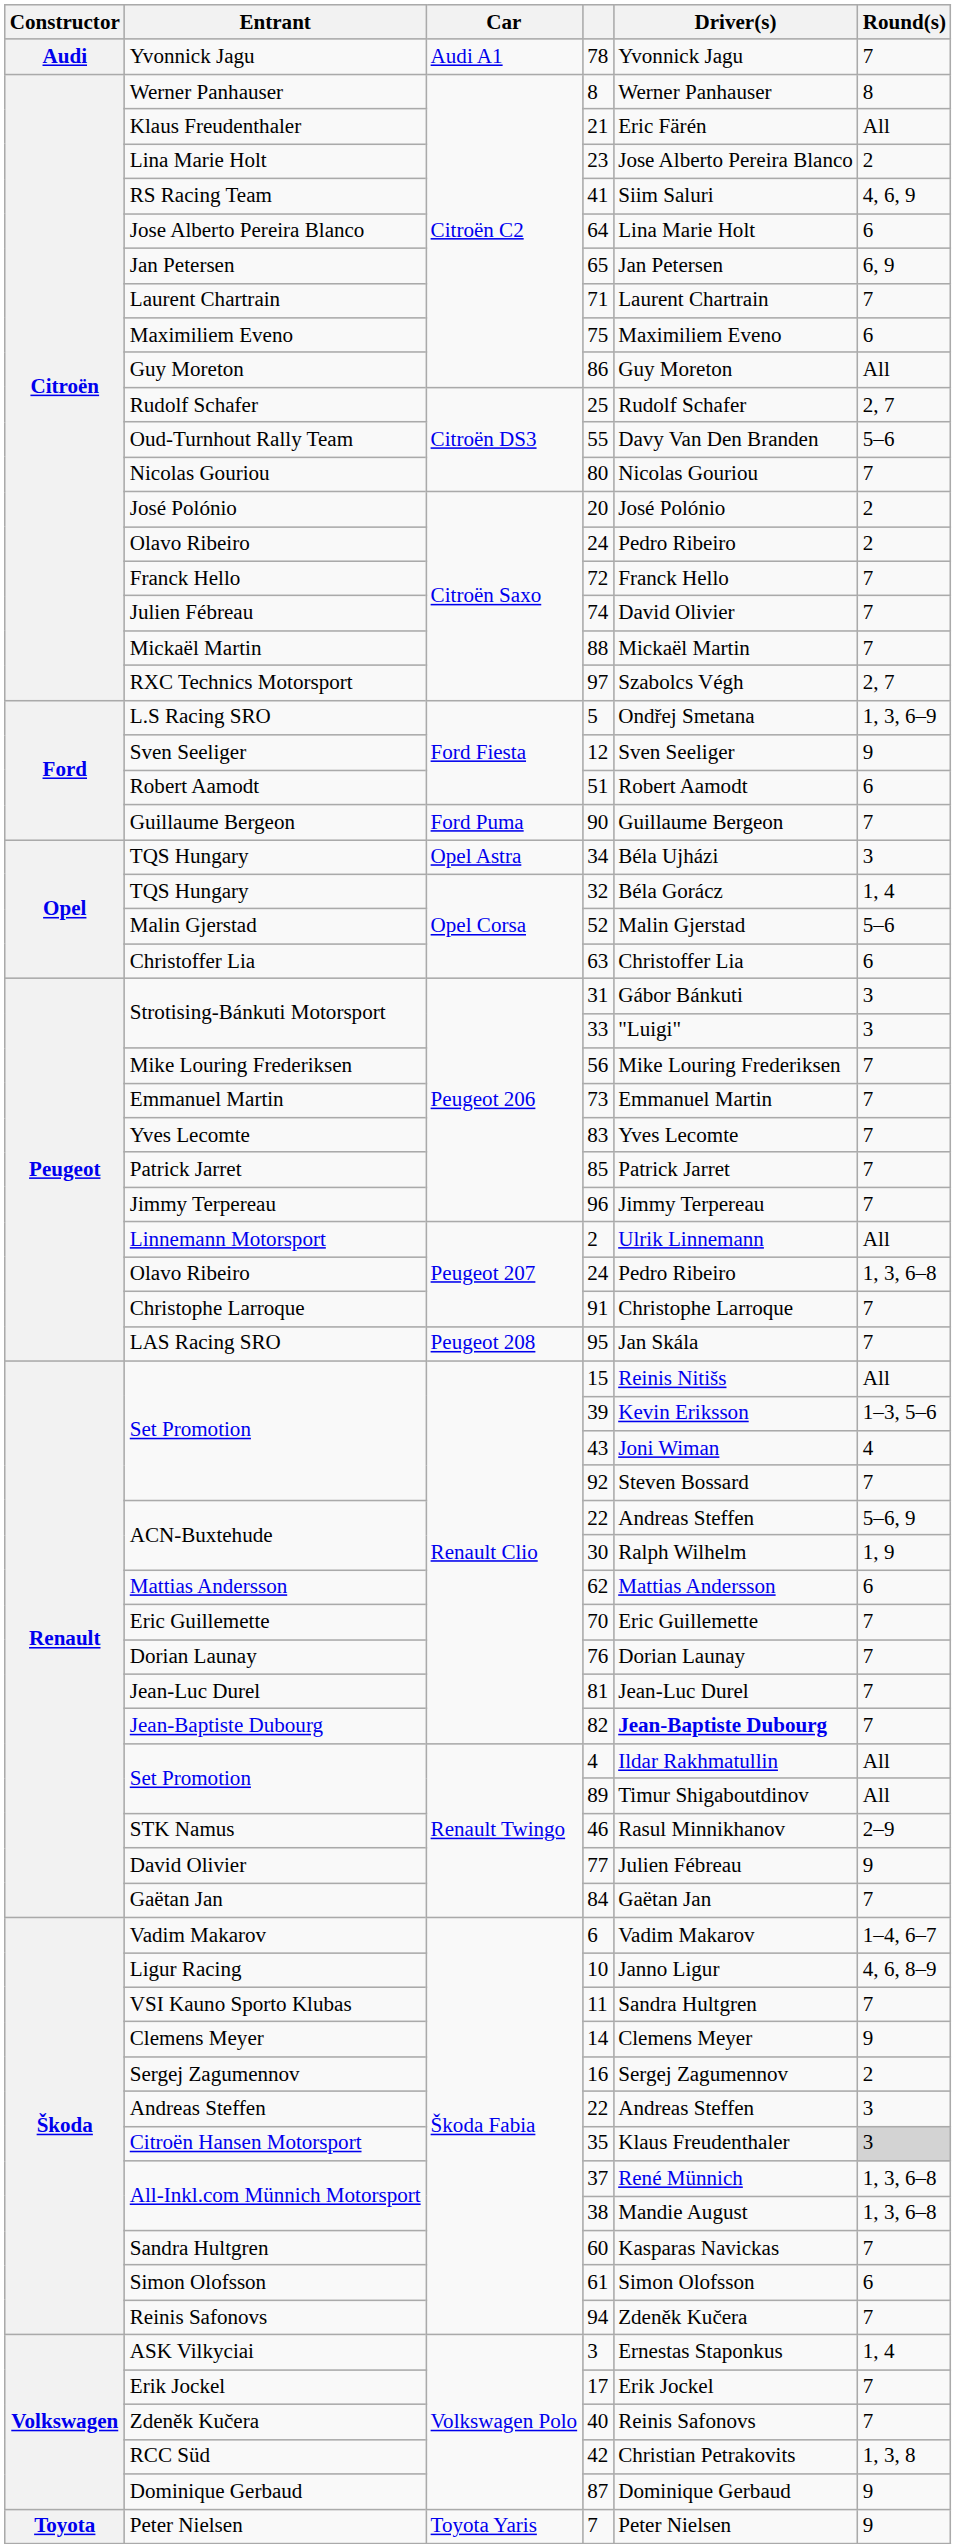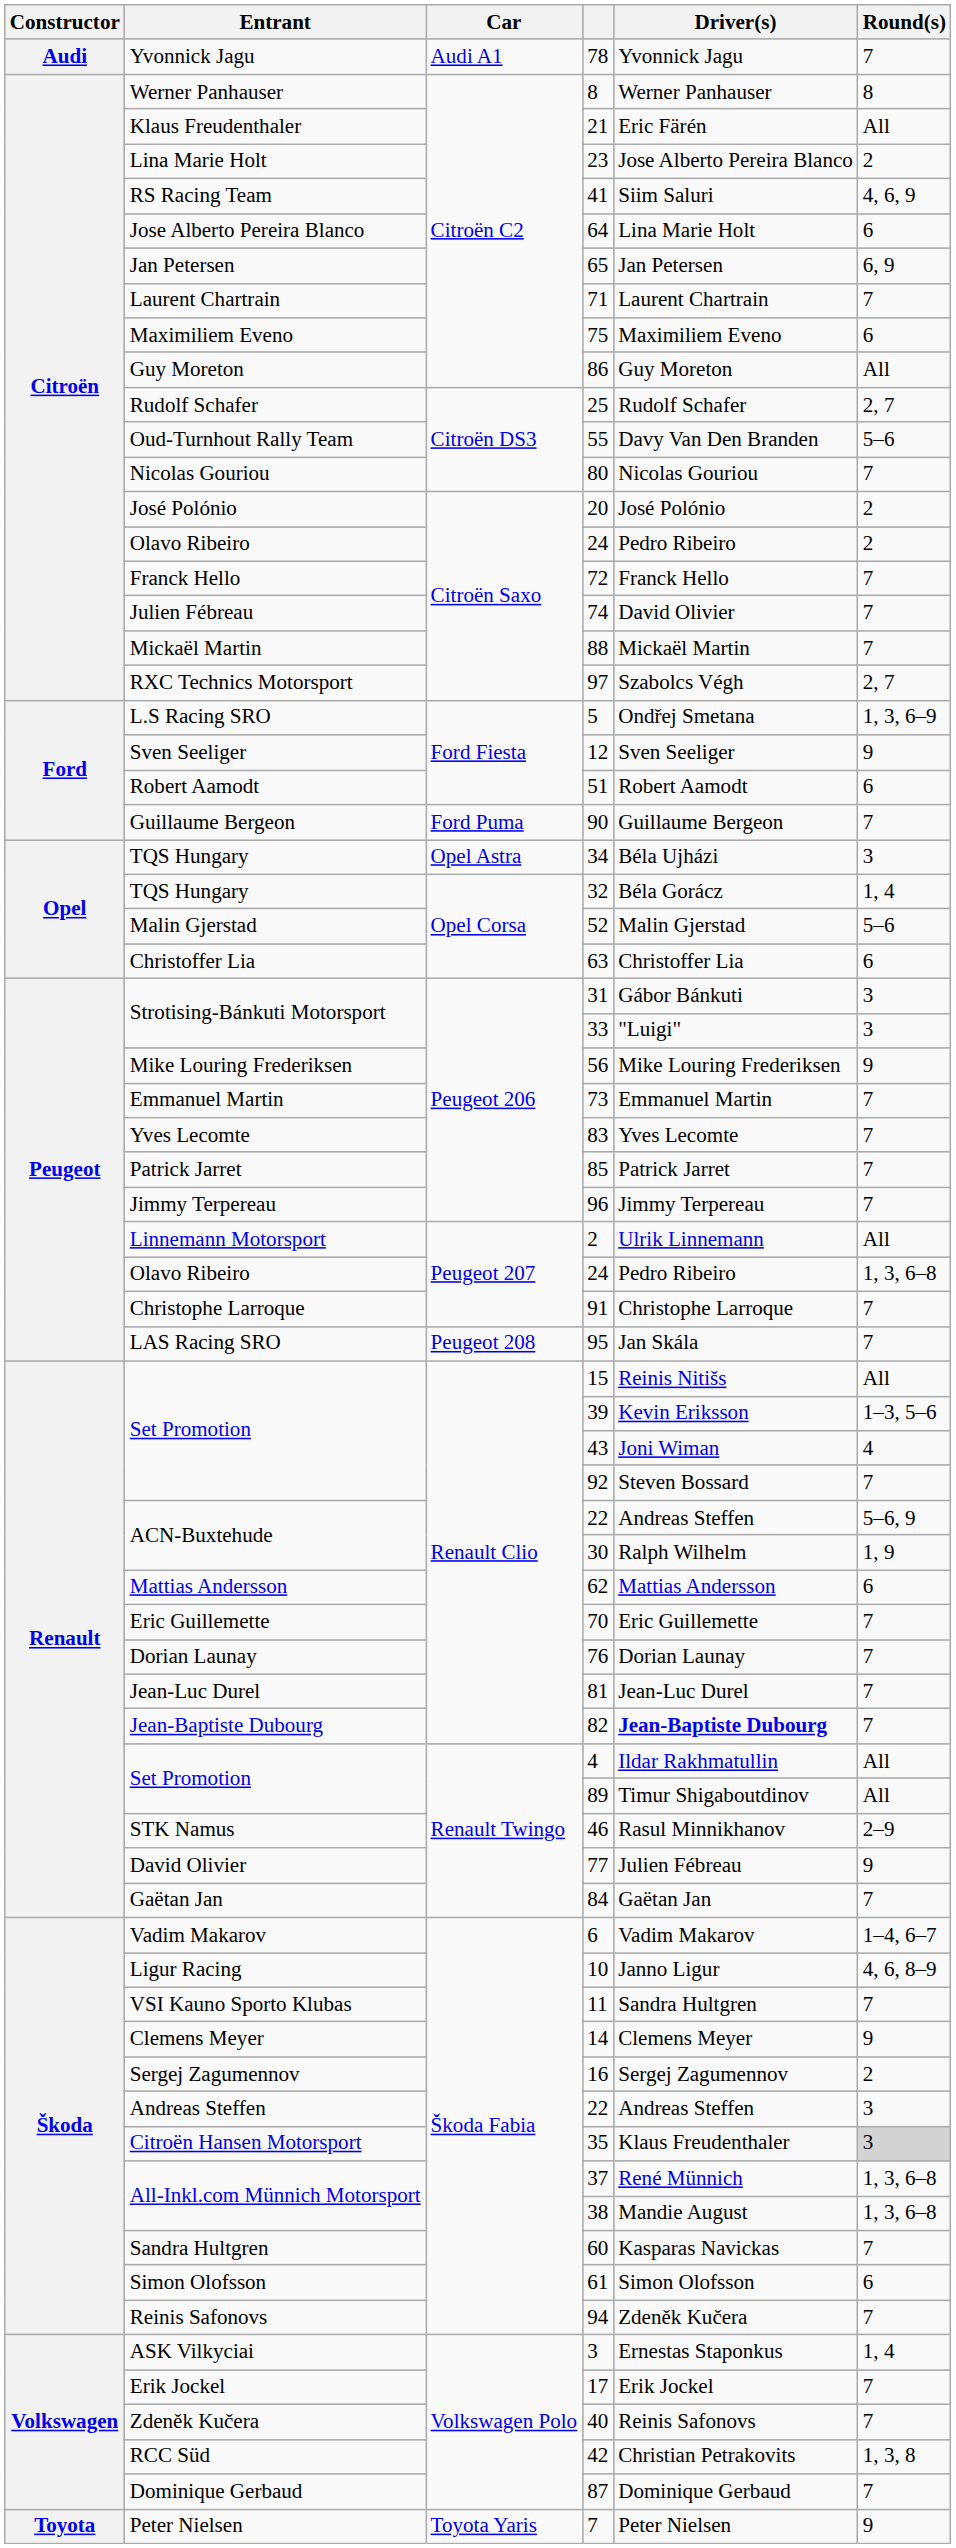(868, 1064) 7 -> (868, 1064) 9
(868, 2490) 9 -> (868, 2490) 7
